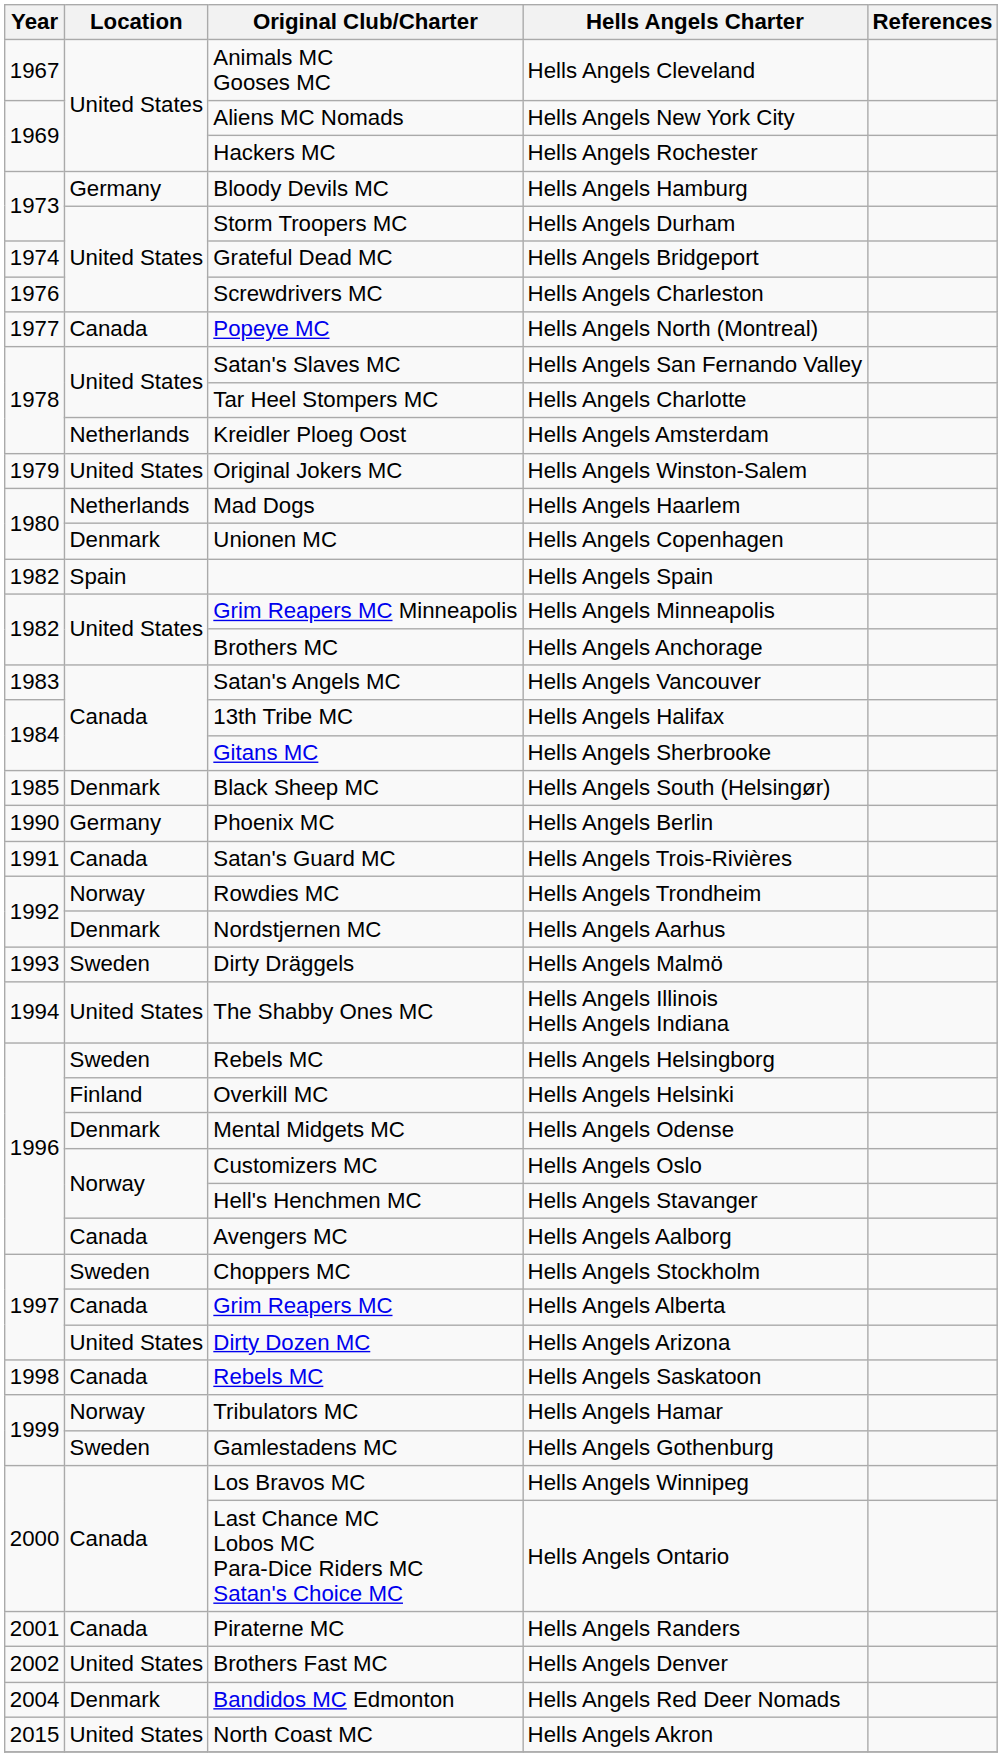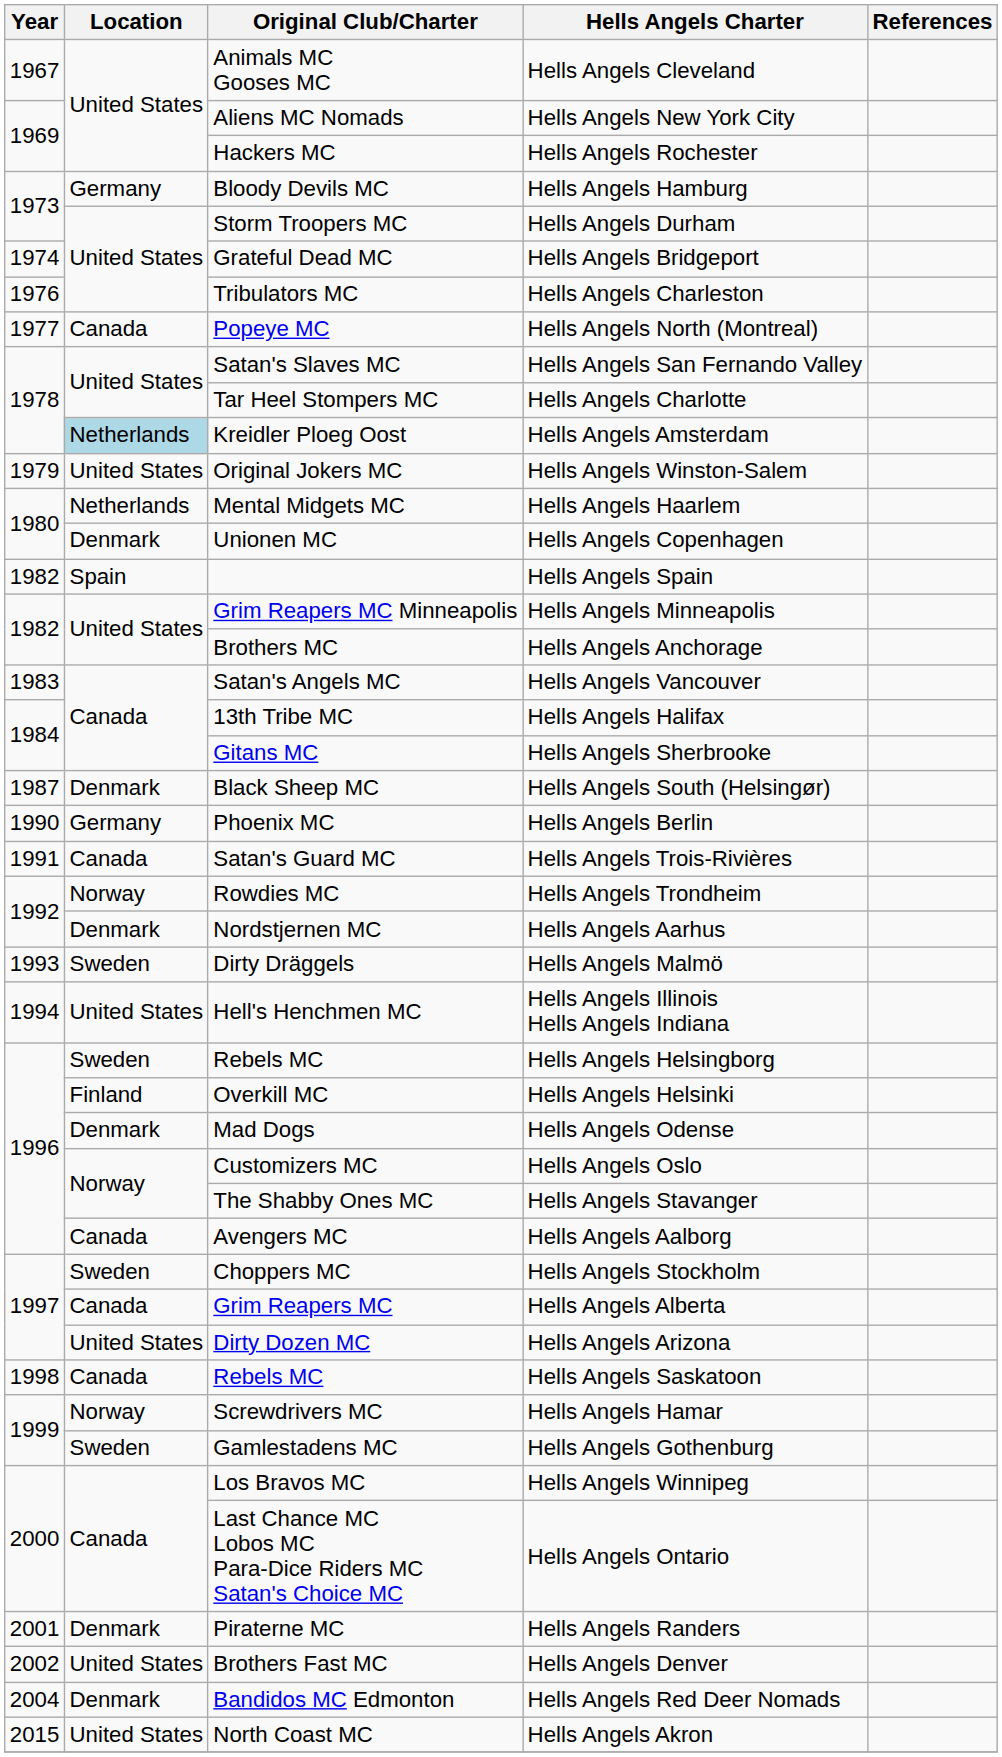(298, 294) Screwdrivers MC -> (286, 294) Tribulators MC
(130, 435) no background -> (130, 435) lightblue background
(264, 505) Mad Dogs -> (309, 505) Mental Midgets MC
(35, 787) 1985 -> (35, 787) 1987
(323, 1011) The Shabby Ones MC -> (317, 1011) Hell's Henchmen MC
(309, 1130) Mental Midgets MC -> (264, 1130) Mad Dogs
(317, 1200) Hell's Henchmen MC -> (323, 1200) The Shabby Ones MC
(286, 1412) Tribulators MC -> (298, 1412) Screwdrivers MC
(108, 1628) Canada -> (115, 1628) Denmark
